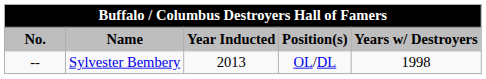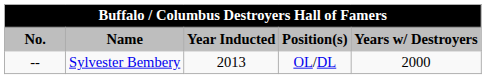(416, 62) 1998 -> (416, 62) 2000
